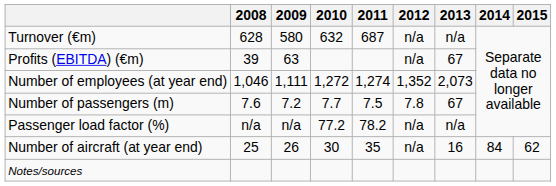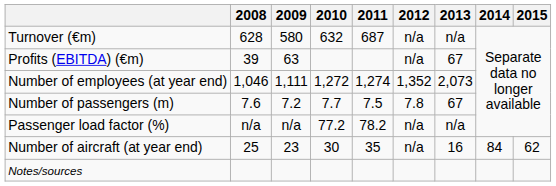(291, 147) 26 -> (291, 147) 23
